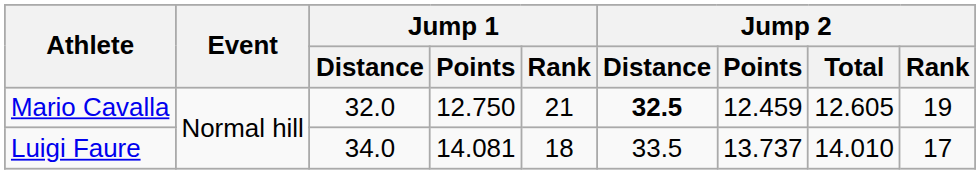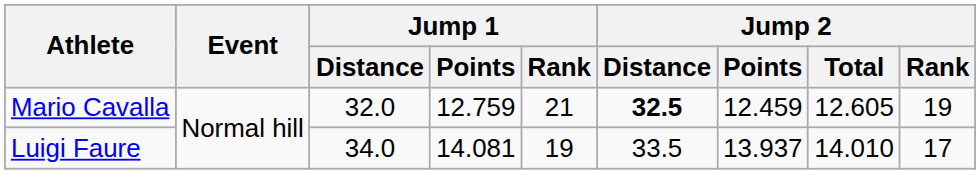(476, 108) 12.750 -> (476, 108) 12.759
(559, 149) 18 -> (559, 149) 19
(763, 149) 13.737 -> (763, 149) 13.937
